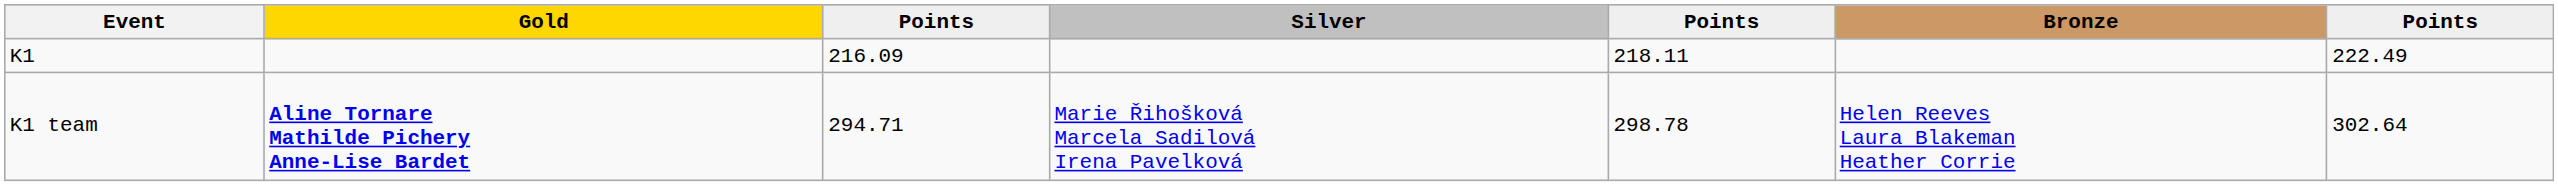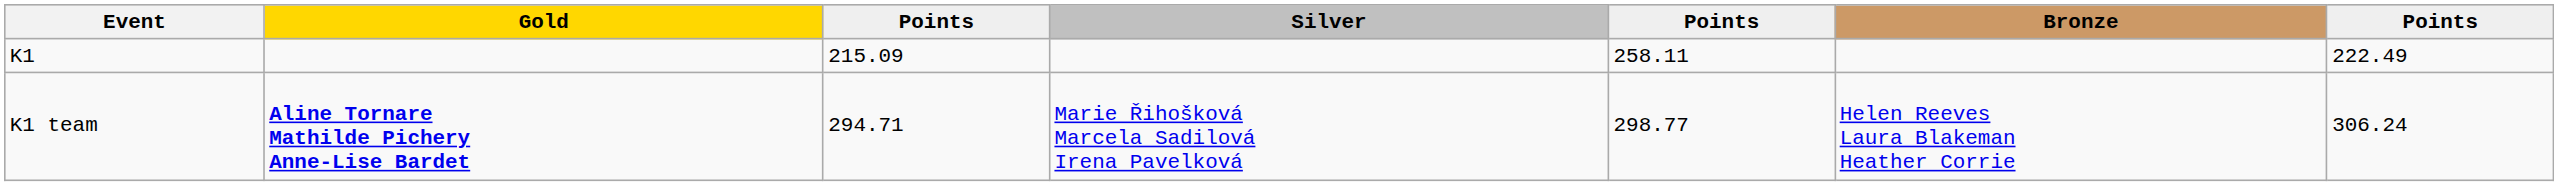(866, 56) 216.09 -> (866, 56) 215.09
(1651, 56) 218.11 -> (1651, 56) 258.11
(1651, 126) 298.78 -> (1651, 126) 298.77
(2370, 126) 302.64 -> (2370, 126) 306.24
